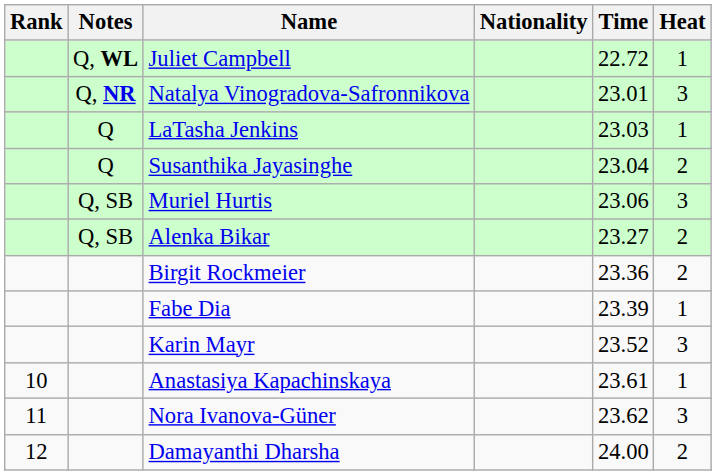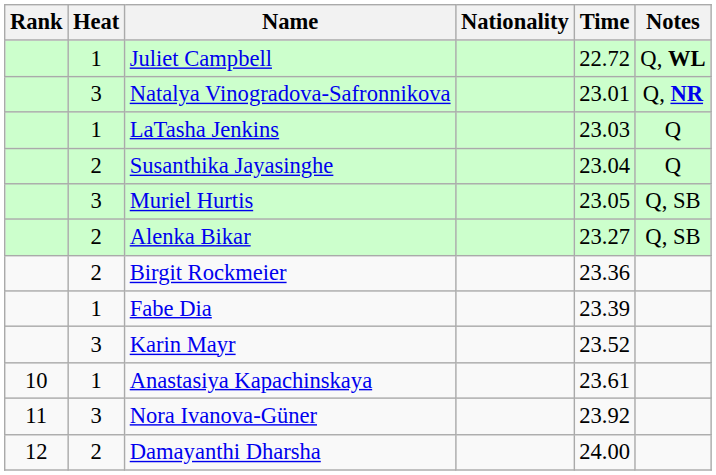columns swapped: (682, 22) <-> (106, 22)
(623, 201) 23.06 -> (605, 201) 23.05
(623, 415) 23.62 -> (605, 415) 23.92
